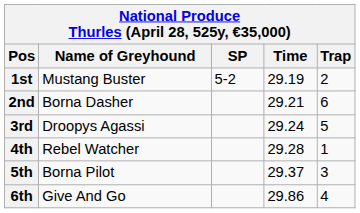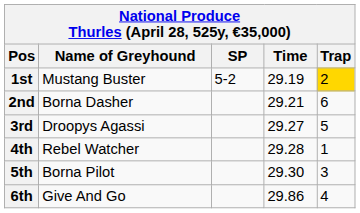(324, 79) no background -> (324, 79) gold background
(286, 126) 29.24 -> (286, 126) 29.27
(286, 172) 29.37 -> (286, 172) 29.30
